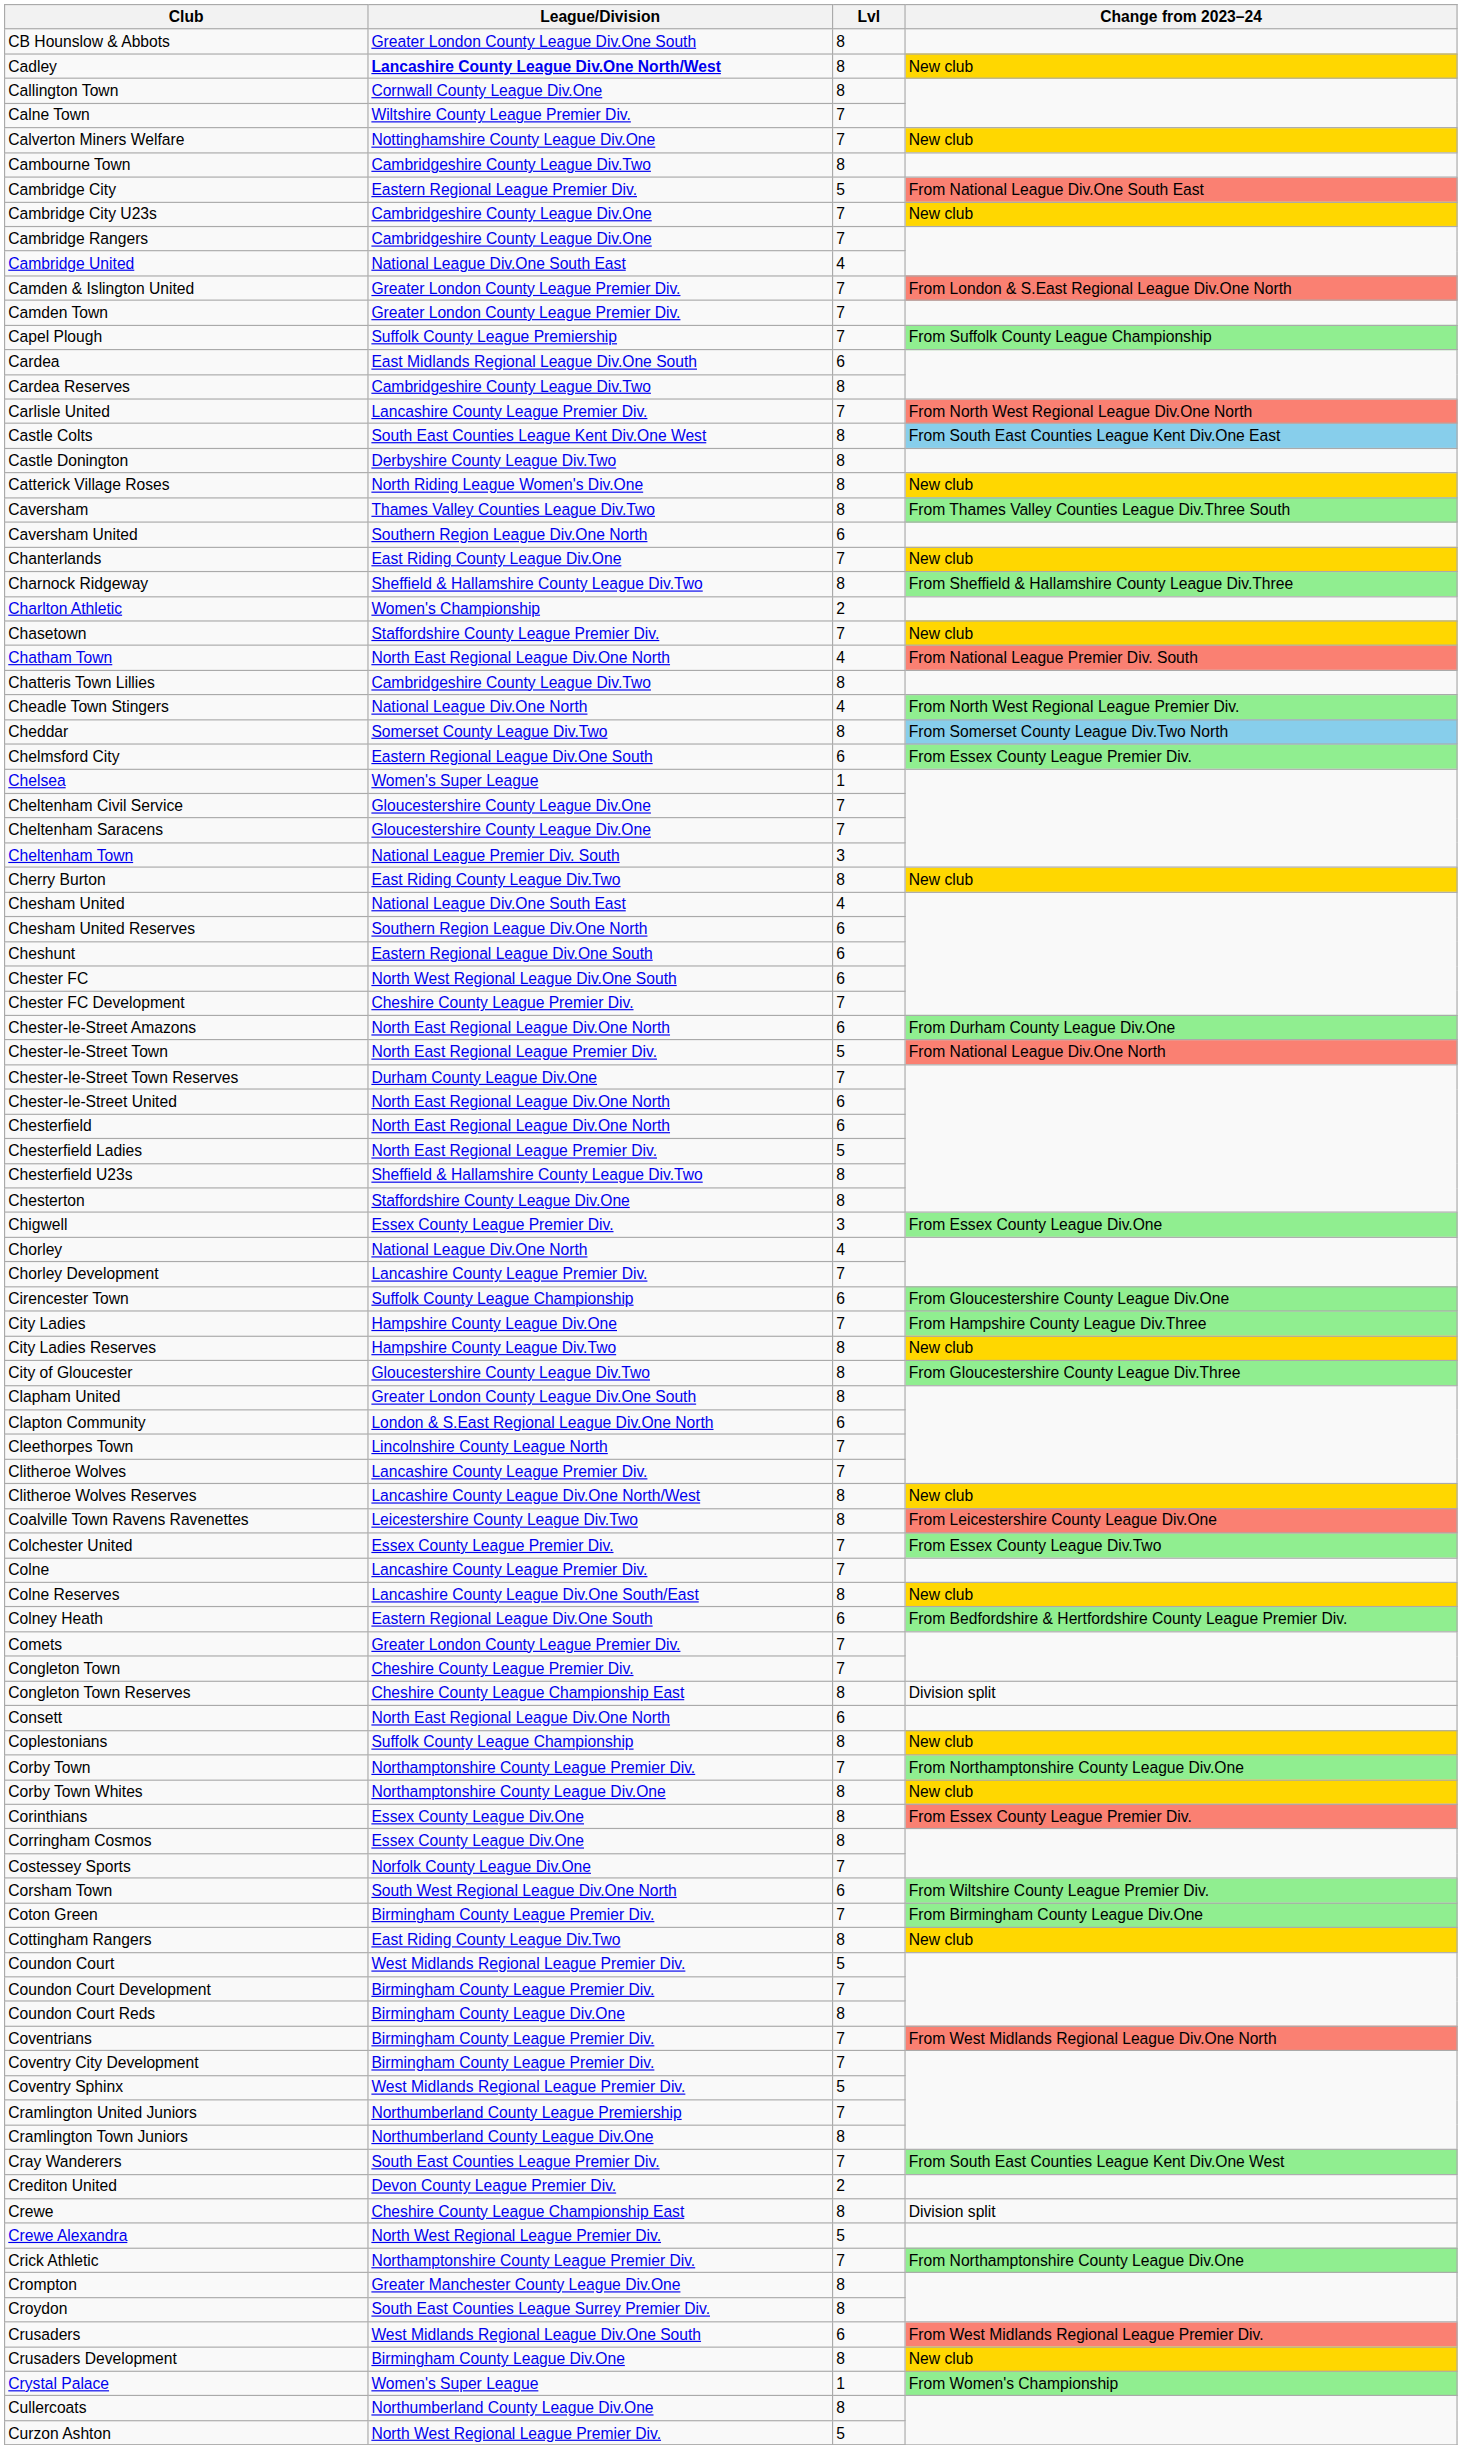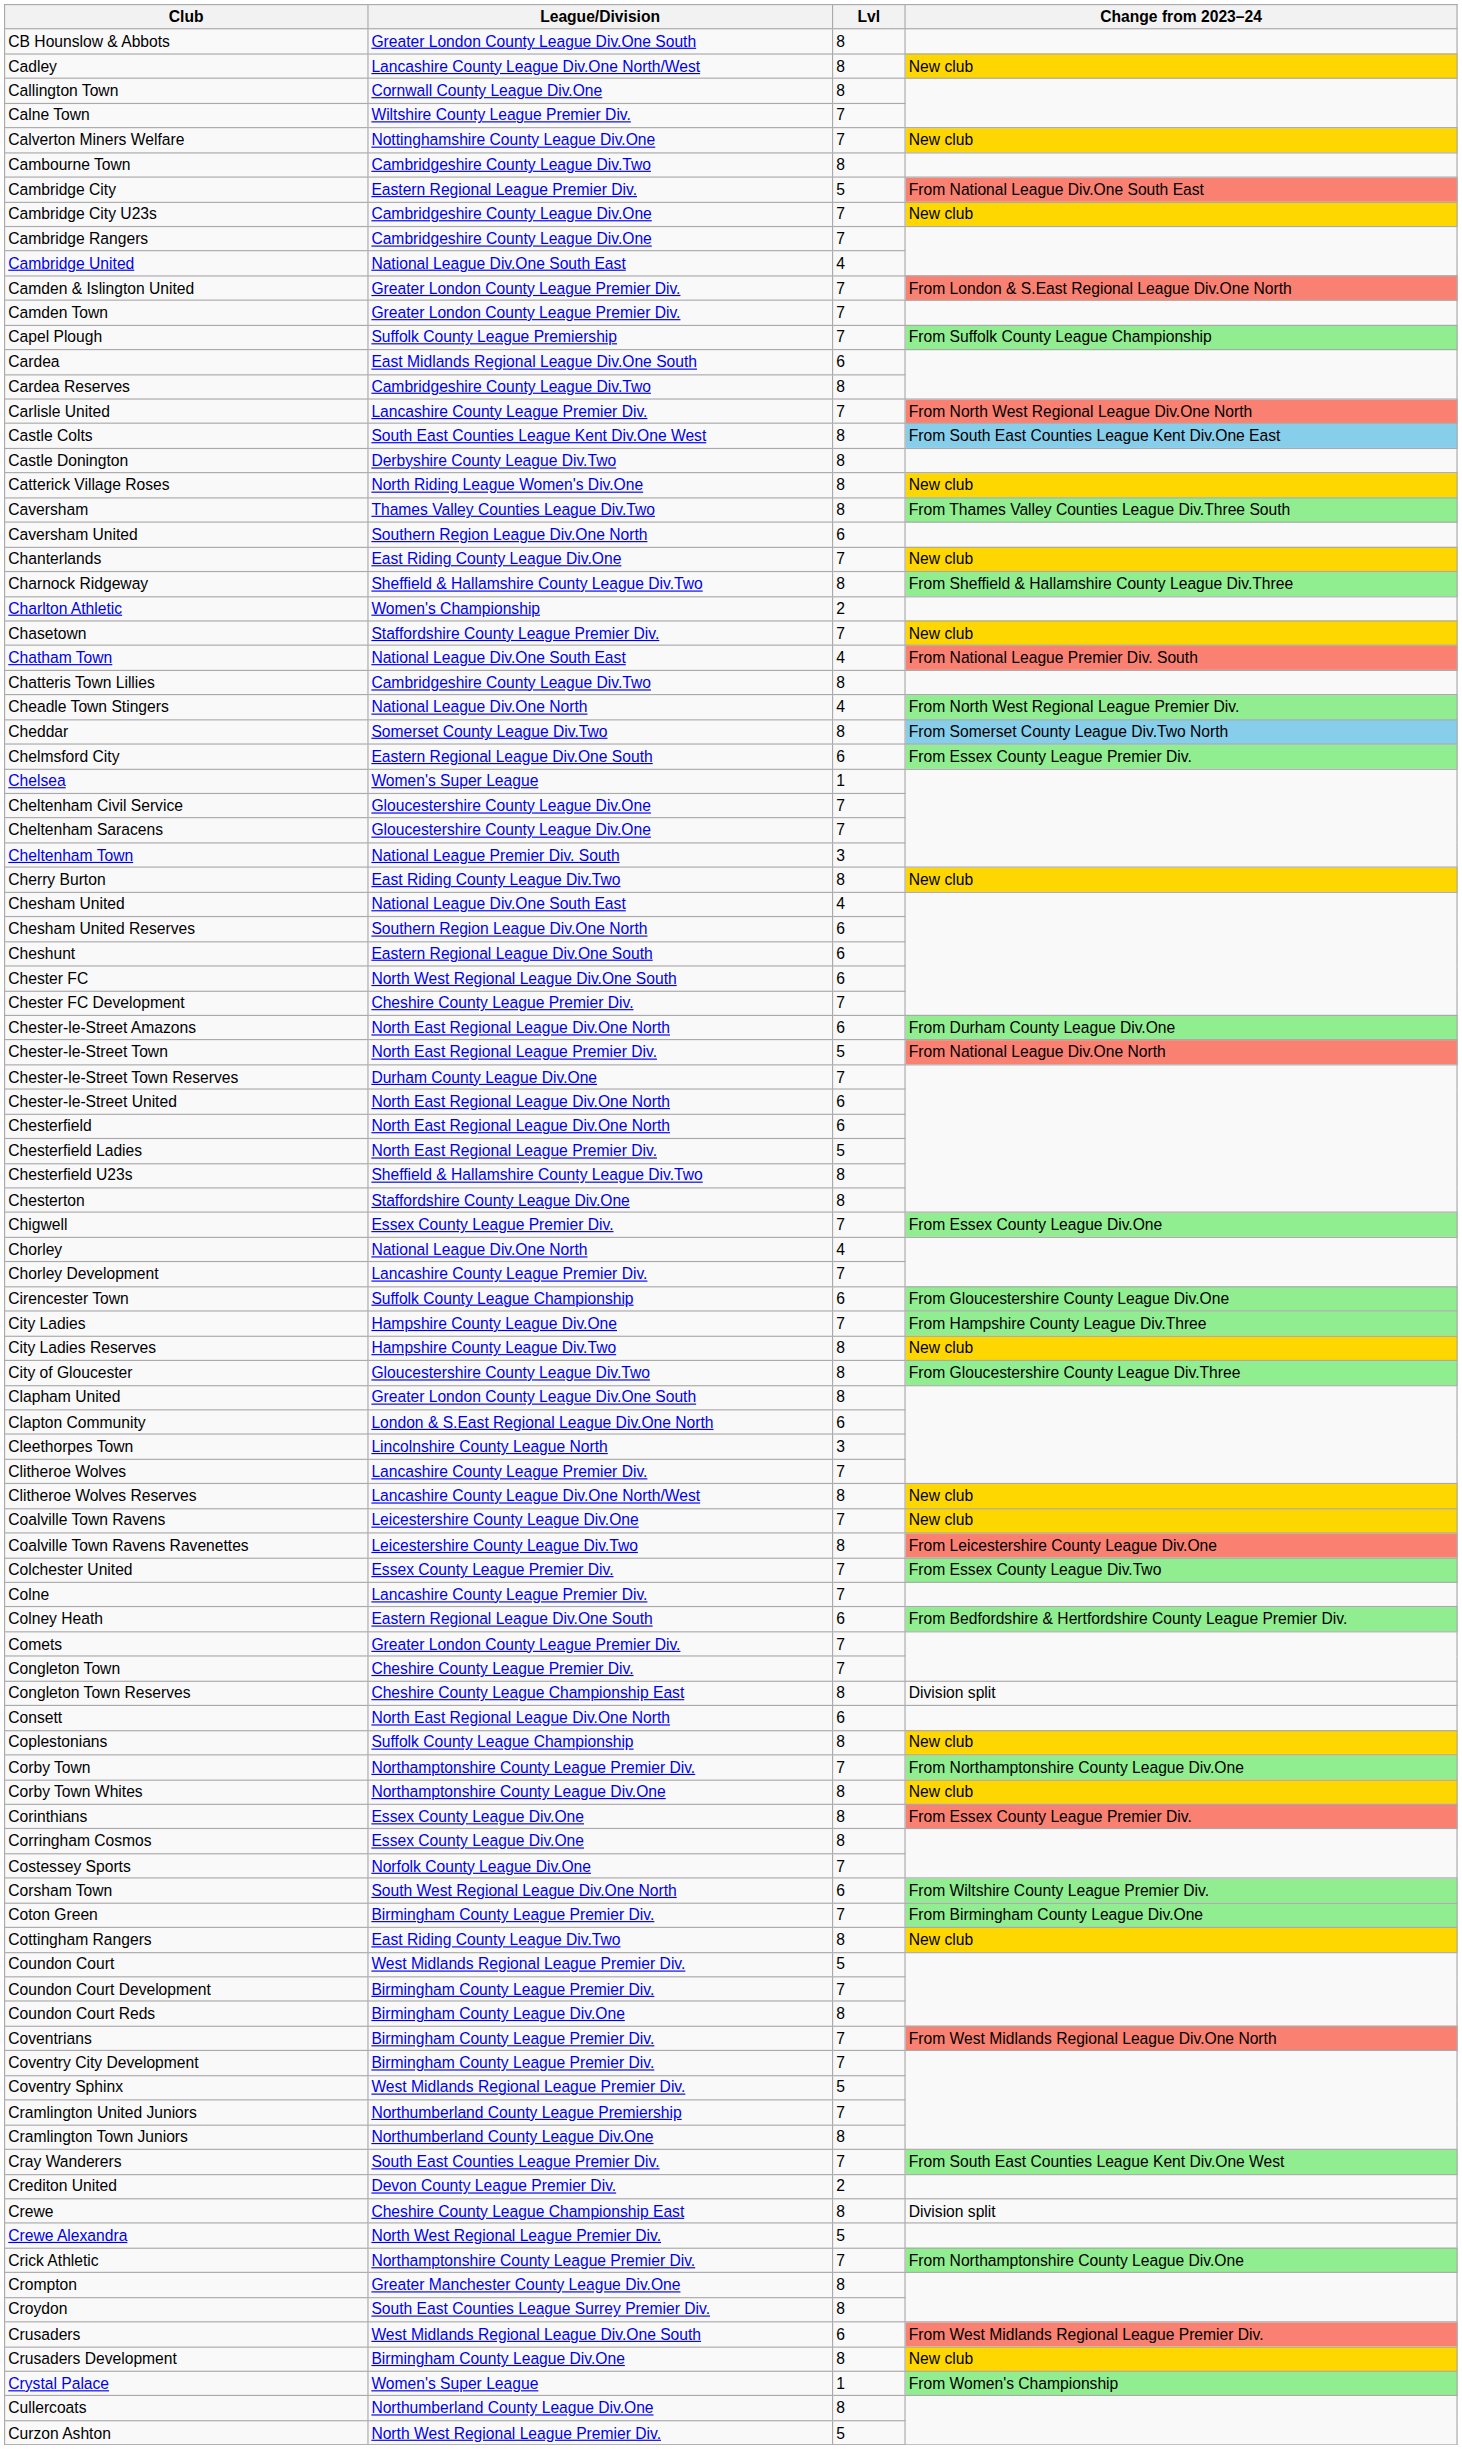(546, 66) bold -> (536, 66) normal
(521, 657) North East Regional League Div.One North -> (499, 657) National League Div.One South East
(841, 1224) 3 -> (841, 1224) 7
(841, 1446) 7 -> (841, 1446) 3
+ row: (87, 1520)
- row: (64, 1594)
